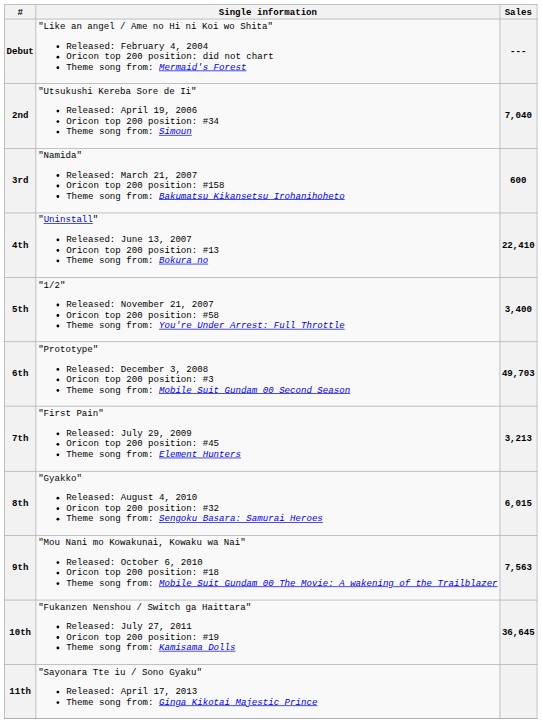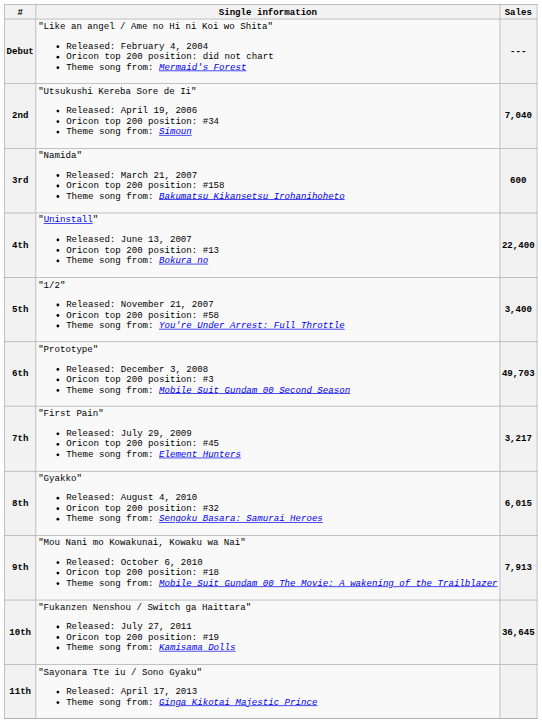(518, 245) 22,410 -> (518, 245) 22,400
(518, 439) 3,213 -> (518, 439) 3,217
(518, 568) 7,563 -> (518, 568) 7,913
